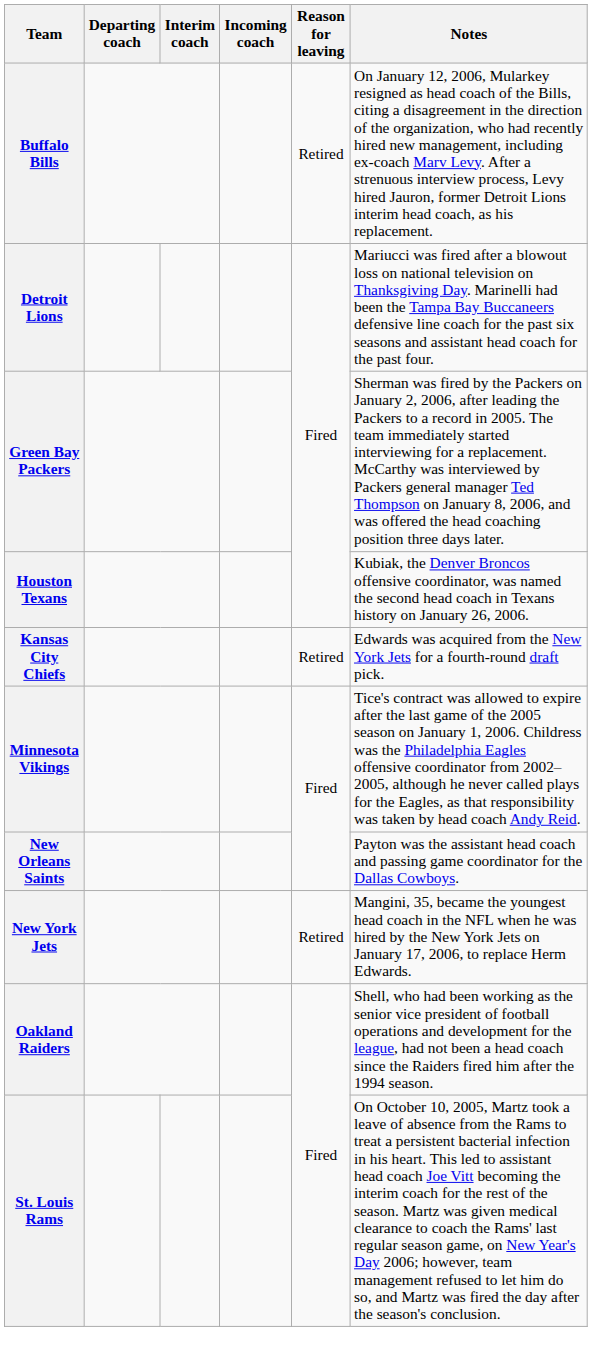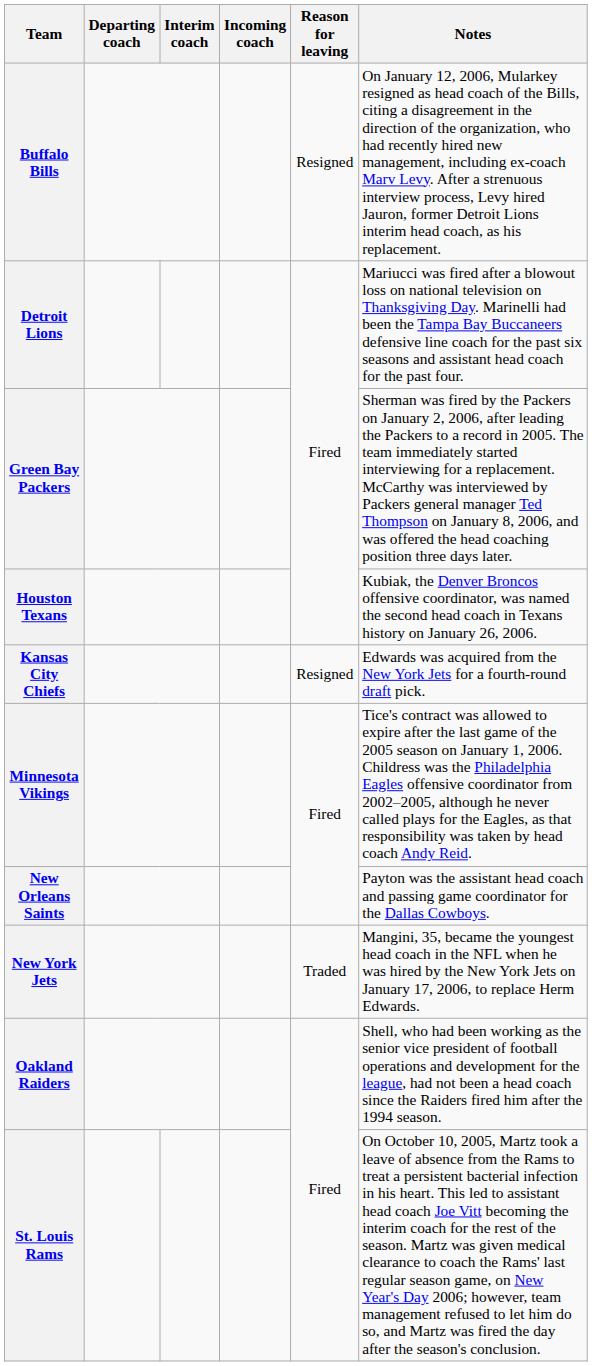(321, 153) Retired -> (325, 162) Resigned
(321, 656) Retired -> (325, 674) Resigned
(321, 937) Retired -> (325, 971) Traded
